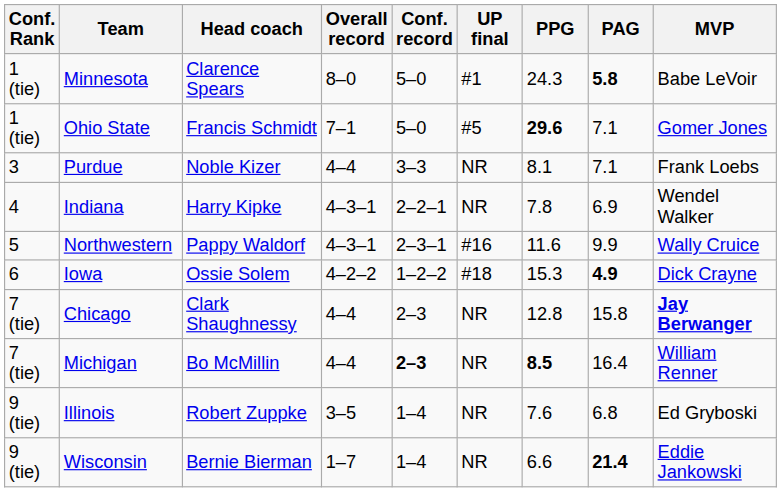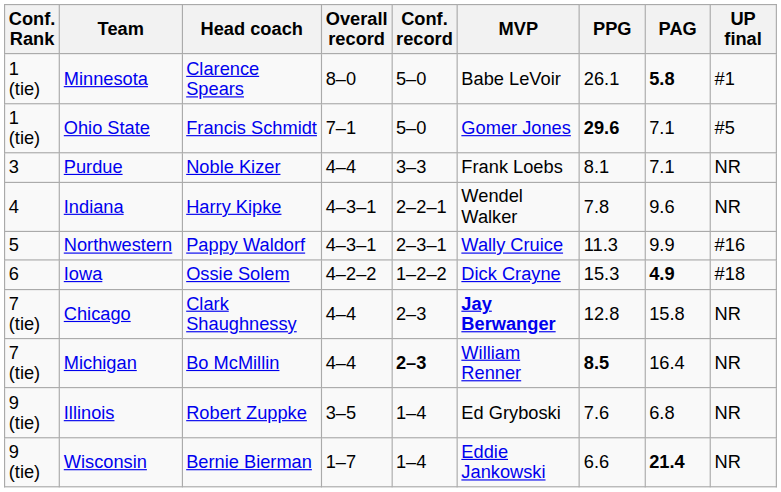columns swapped: (490, 29) <-> (715, 29)
(545, 78) 24.3 -> (602, 78) 26.1
(605, 206) 6.9 -> (662, 206) 9.6
(544, 245) 11.6 -> (601, 245) 11.3
